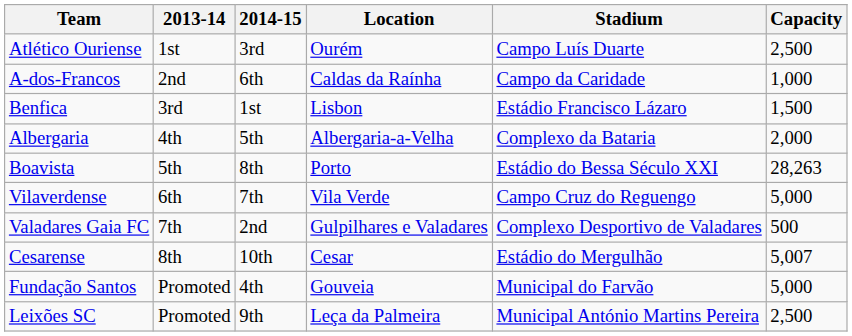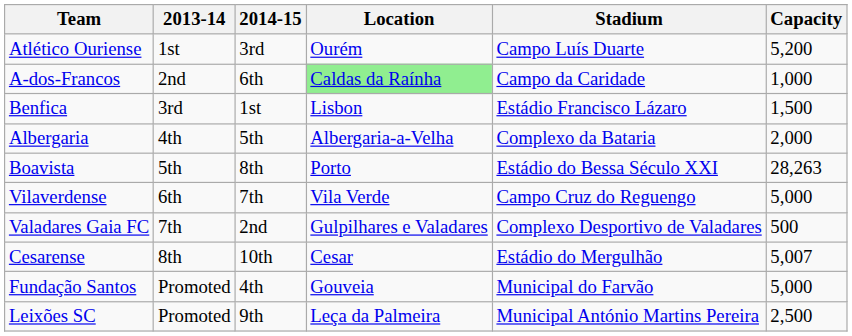(791, 49) 2,500 -> (791, 49) 5,200
(376, 78) no background -> (376, 78) lightgreen background
